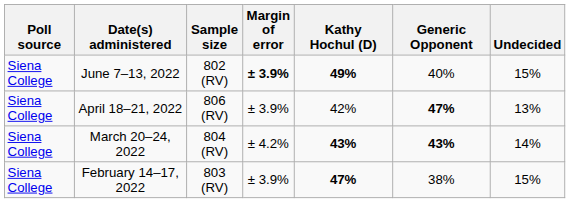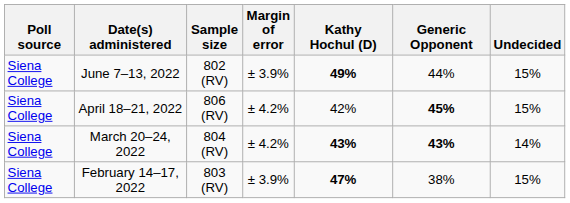(268, 73) bold -> (268, 73) normal
(441, 73) 40% -> (441, 73) 44%
(268, 109) ± 3.9% -> (268, 109) ± 4.2%
(441, 109) 47% -> (441, 109) 45%
(527, 109) 13% -> (527, 109) 15%
